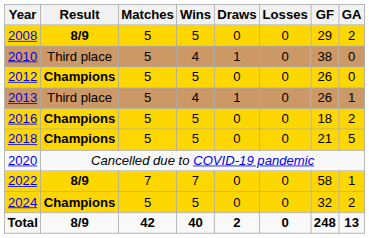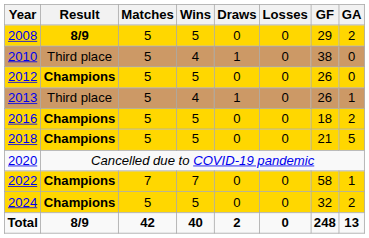(80, 181) 8/9 -> (80, 181) Champions
